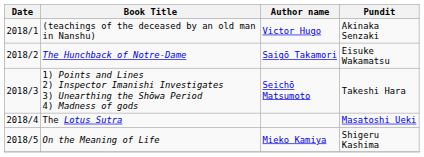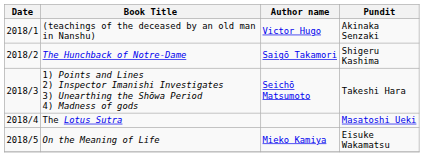(366, 56) Eisuke Wakamatsu -> (360, 56) Shigeru Kashima
(360, 140) Shigeru Kashima -> (366, 140) Eisuke Wakamatsu
